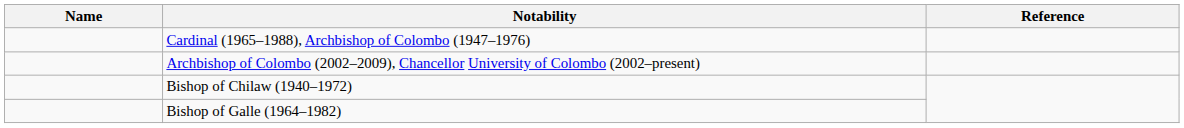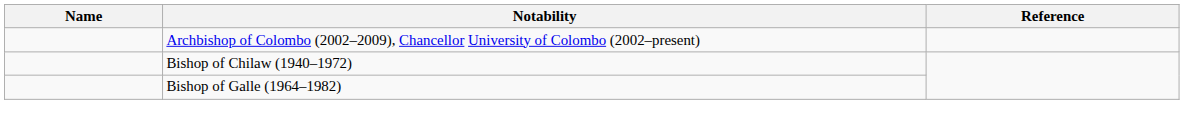- row: (348, 39)
